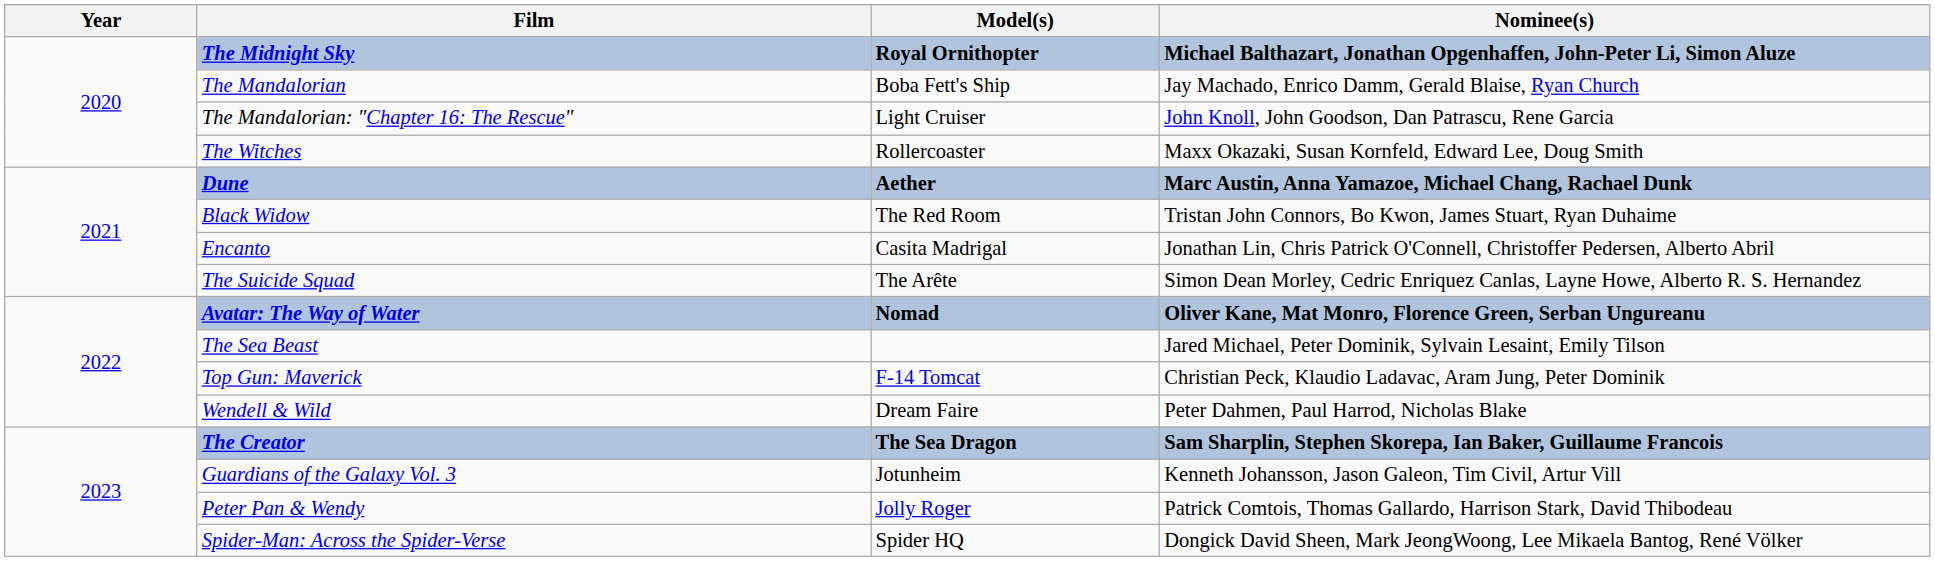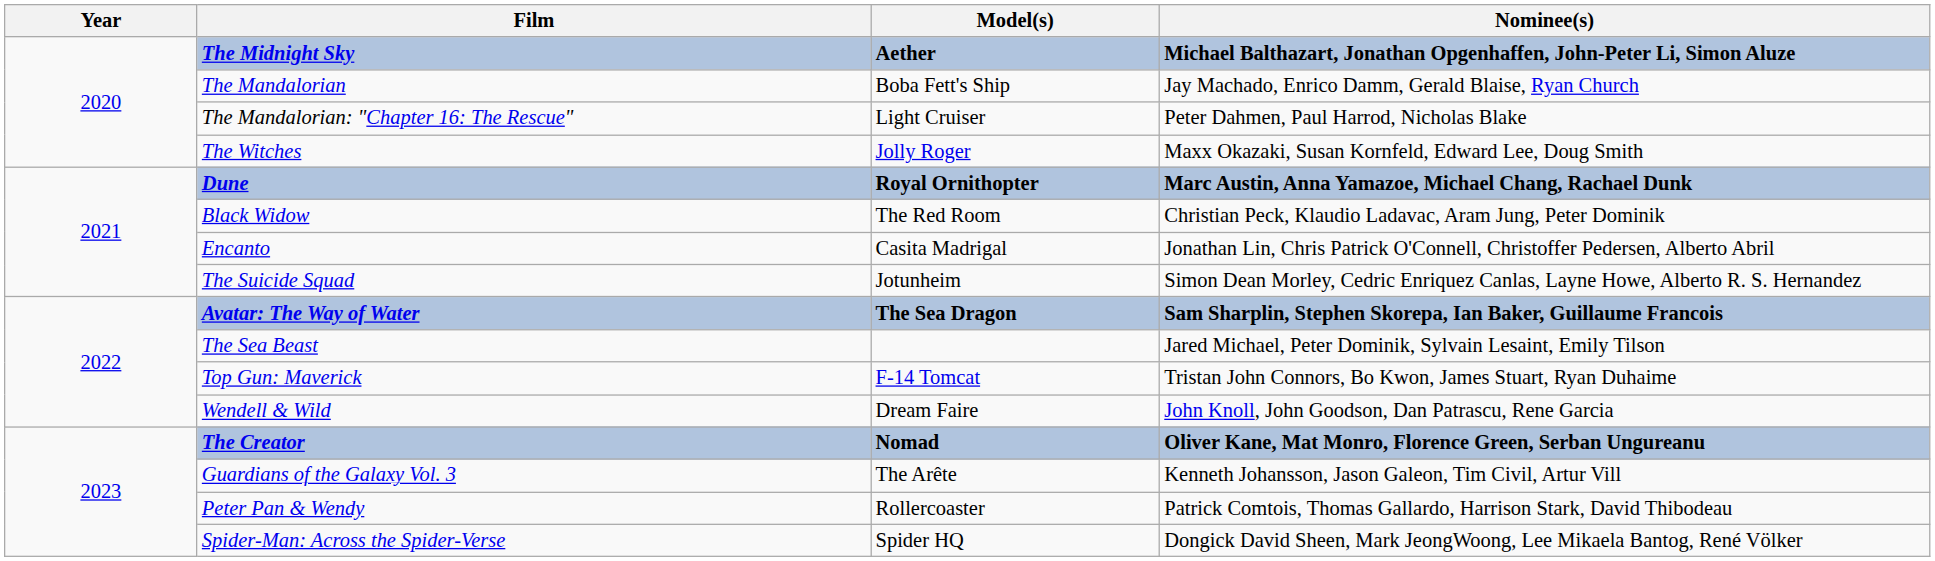(957, 53) Royal Ornithopter -> (906, 53) Aether
(1389, 118) John Knoll, John Goodson, Dan Patrascu, Rene Garcia -> (1345, 118) Peter Dahmen, Paul Harrod, Nicholas Blake
(930, 150) Rollercoaster -> (923, 150) Jolly Roger
(906, 183) Aether -> (957, 183) Royal Ornithopter
(1420, 215) Tristan John Connors, Bo Kwon, James Stuart, Ryan Duhaime -> (1415, 215) Christian Peck, Klaudio Ladavac, Aram Jung, Peter Dominik
(916, 280) The Arête -> (918, 280) Jotunheim
(907, 313) Nomad -> (946, 313) The Sea Dragon
(1435, 313) Oliver Kane, Mat Monro, Florence Green, Serban Ungureanu -> (1444, 313) Sam Sharplin, Stephen Skorepa, Ian Baker, Guillaume Francois
(1415, 378) Christian Peck, Klaudio Ladavac, Aram Jung, Peter Dominik -> (1420, 378) Tristan John Connors, Bo Kwon, James Stuart, Ryan Duhaime
(1345, 410) Peter Dahmen, Paul Harrod, Nicholas Blake -> (1389, 410) John Knoll, John Goodson, Dan Patrascu, Rene Garcia
(946, 442) The Sea Dragon -> (907, 442) Nomad
(1444, 442) Sam Sharplin, Stephen Skorepa, Ian Baker, Guillaume Francois -> (1435, 442) Oliver Kane, Mat Monro, Florence Green, Serban Ungureanu
(918, 475) Jotunheim -> (916, 475) The Arête
(923, 507) Jolly Roger -> (930, 507) Rollercoaster
